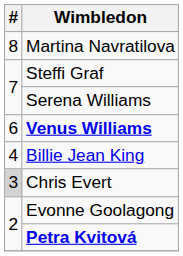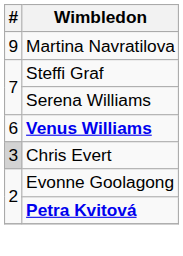(13, 45) 8 -> (13, 45) 9
- row: (85, 155)
